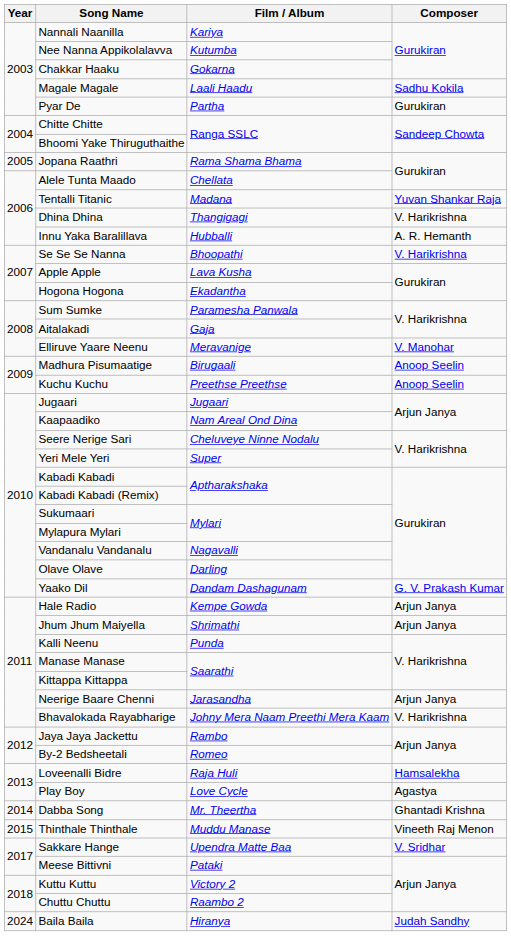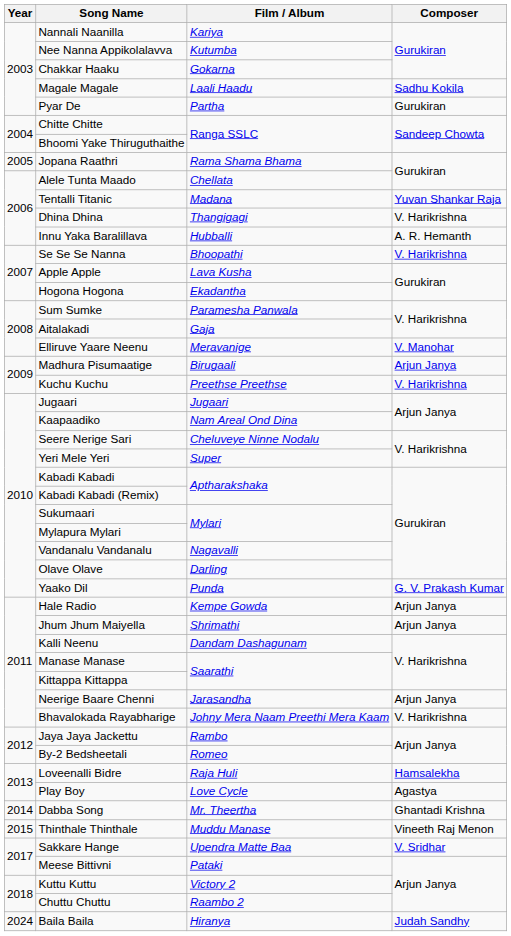(429, 365) Anoop Seelin -> (425, 365) Arjun Janya
(429, 384) Anoop Seelin -> (431, 384) V. Harikrishna
(248, 587) Dandam Dashagunam -> (207, 587) Punda
(207, 643) Punda -> (248, 643) Dandam Dashagunam
